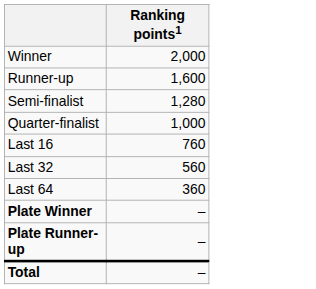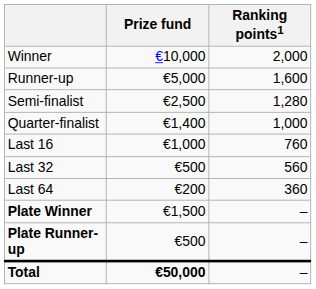+ column: (158, 25)
